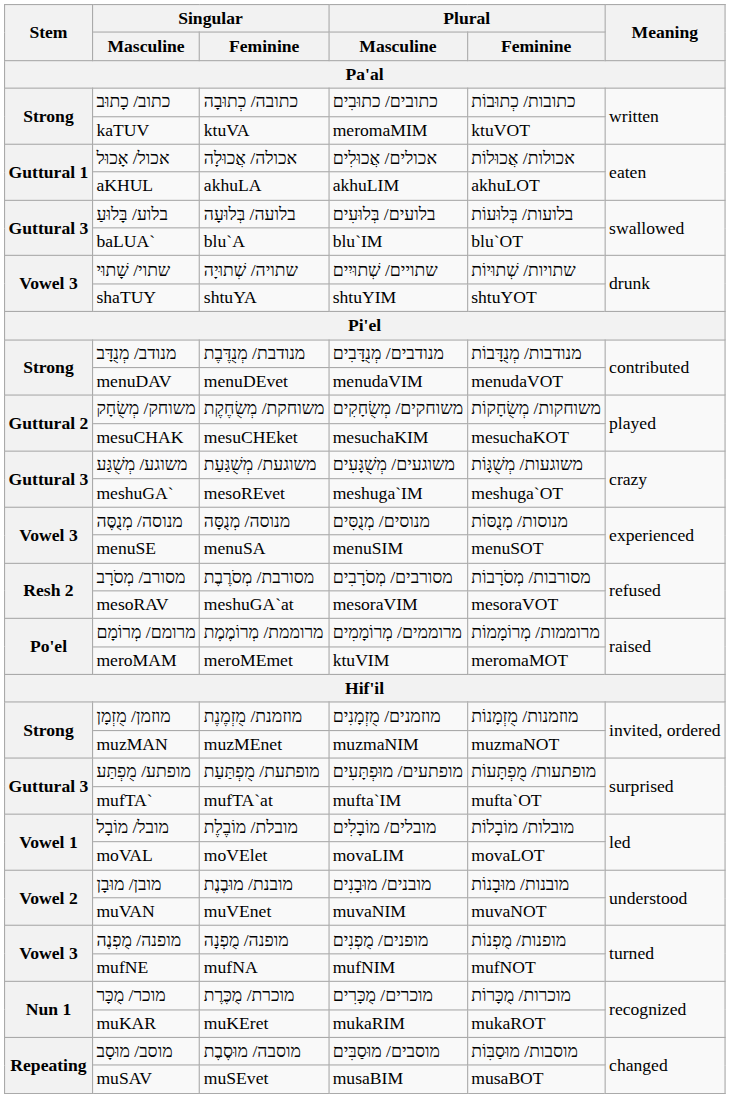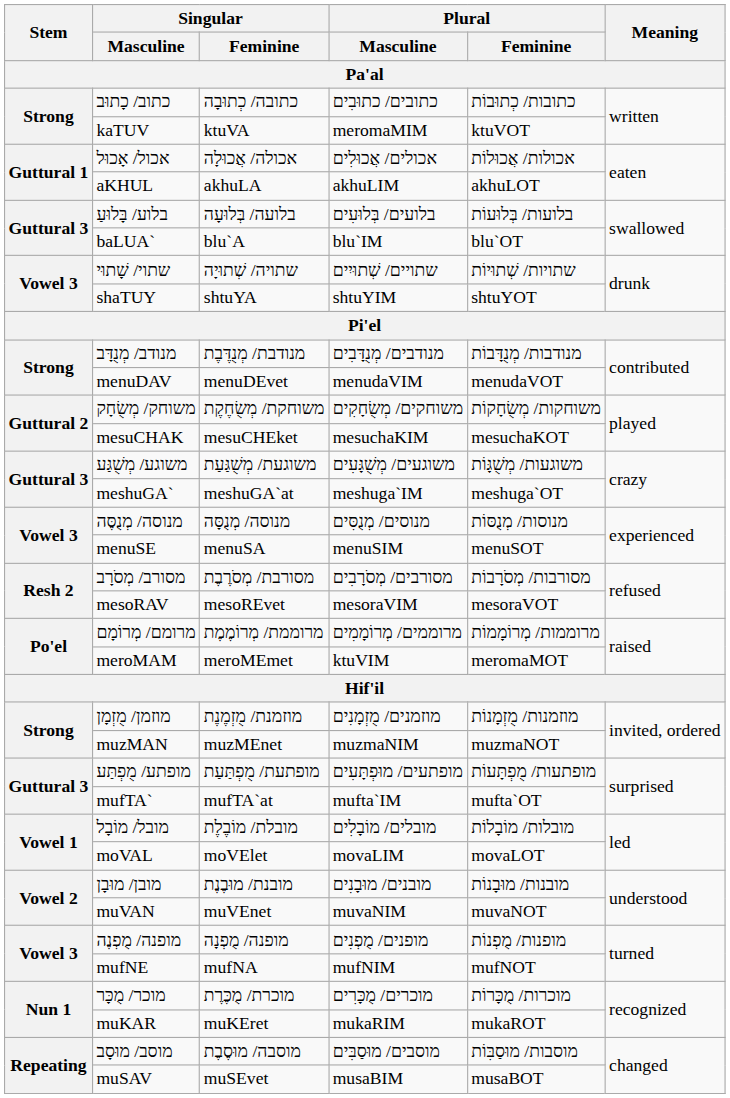(244, 492) mesoREvet -> (249, 492) meshuGA`at
(249, 604) meshuGA`at -> (244, 604) mesoREvet
